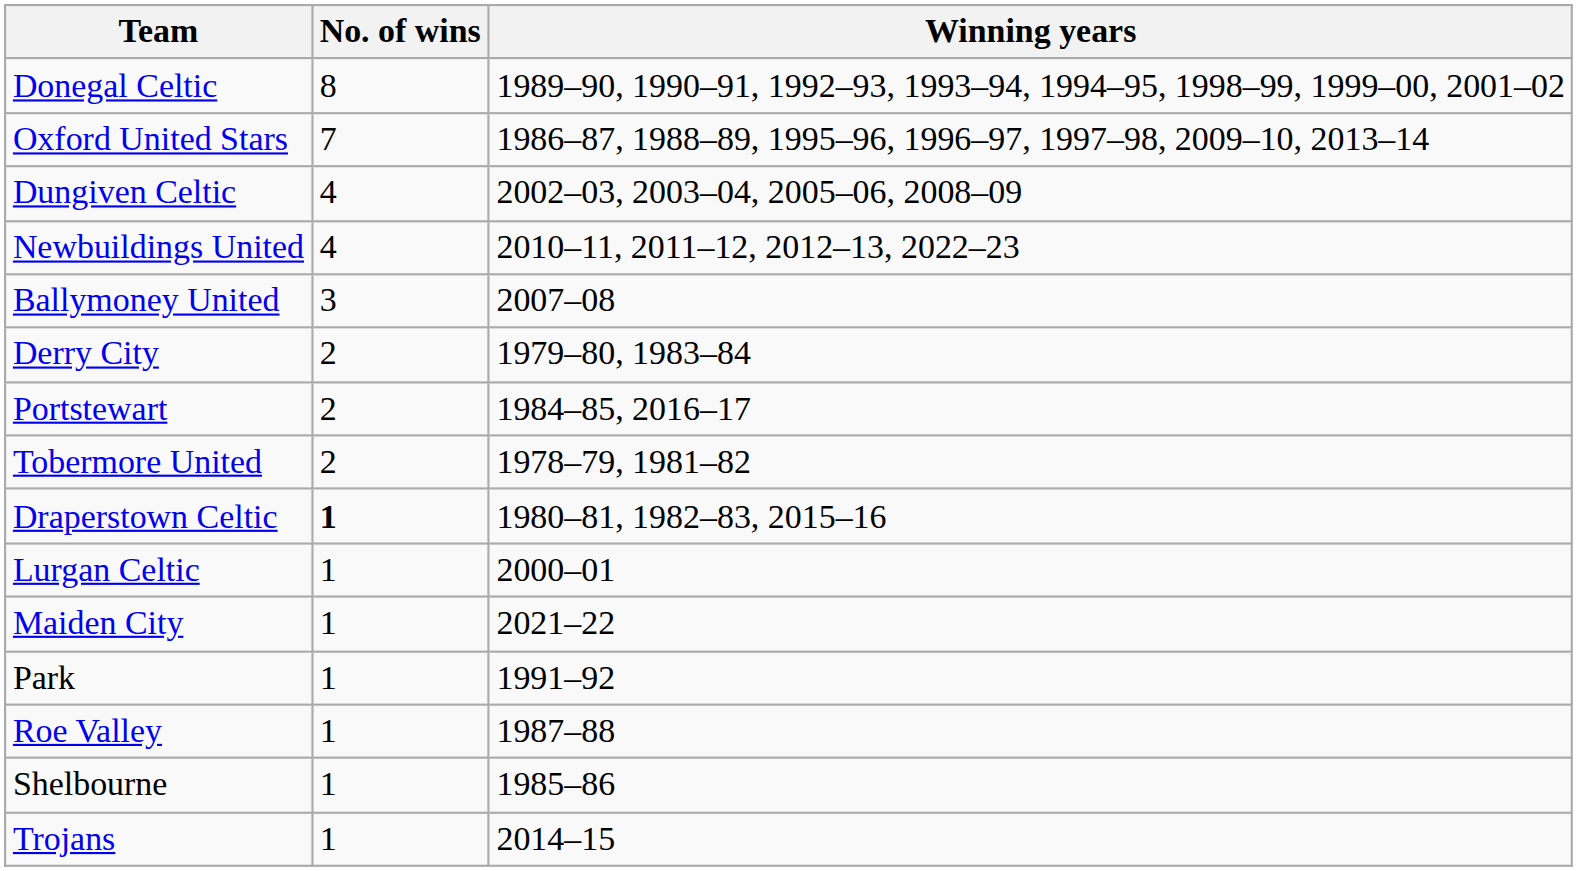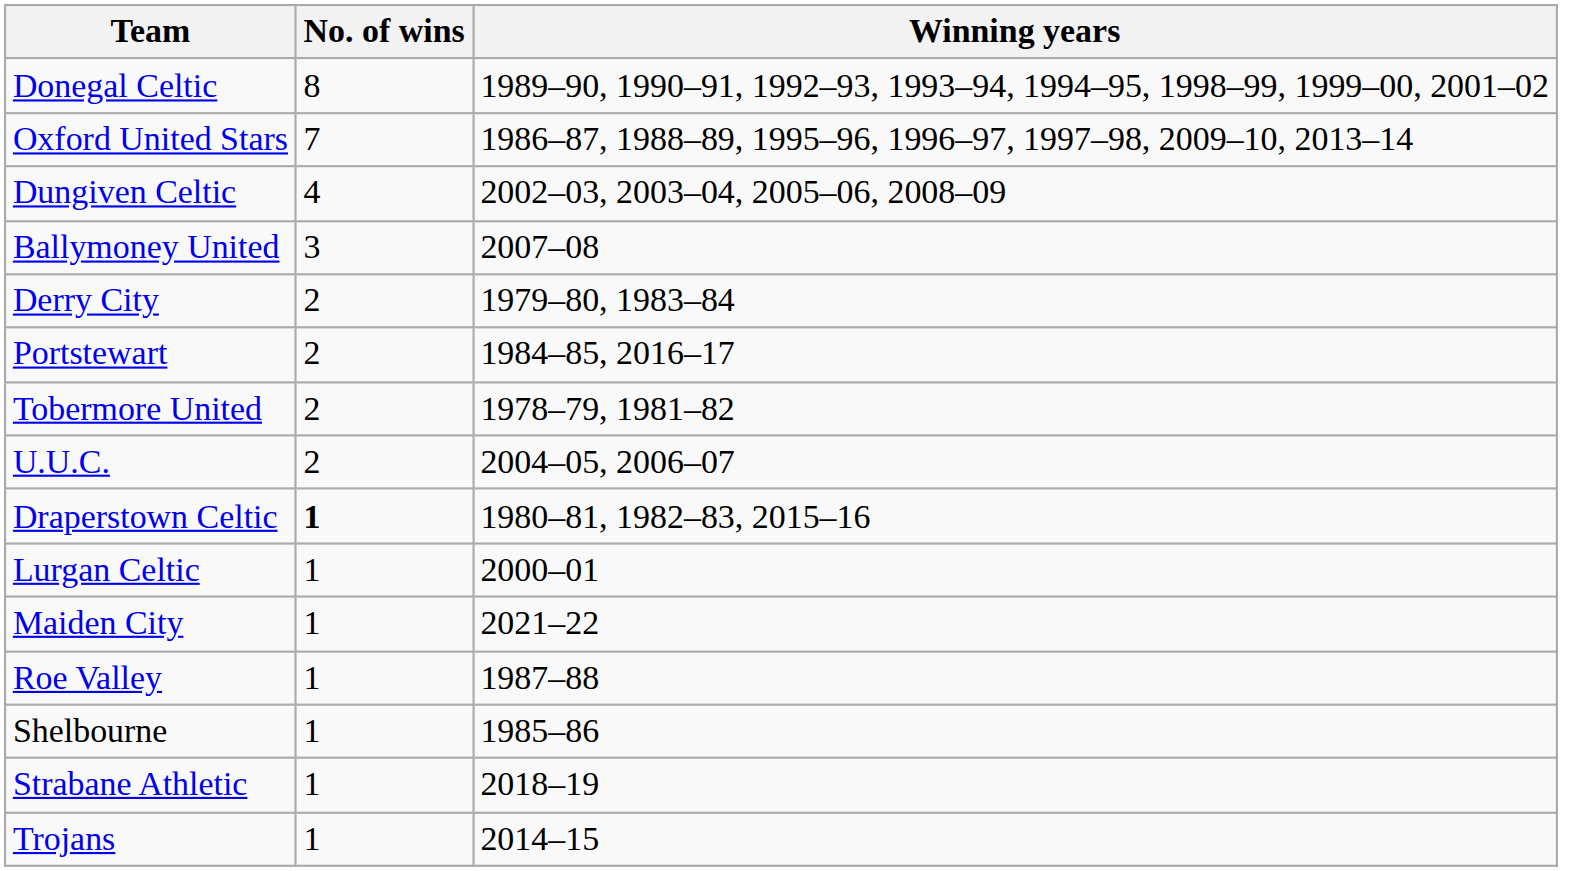- row: (158, 246)
+ row: (61, 461)
- row: (44, 676)
+ row: (130, 784)
